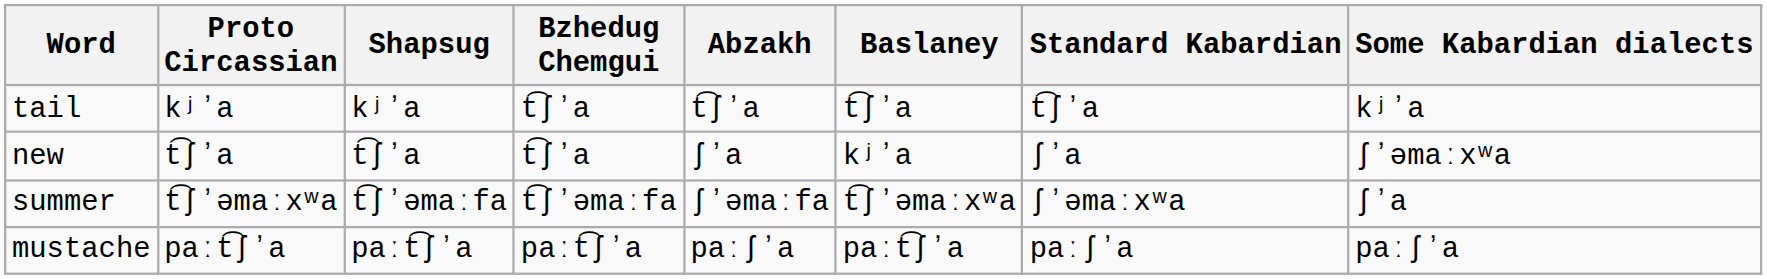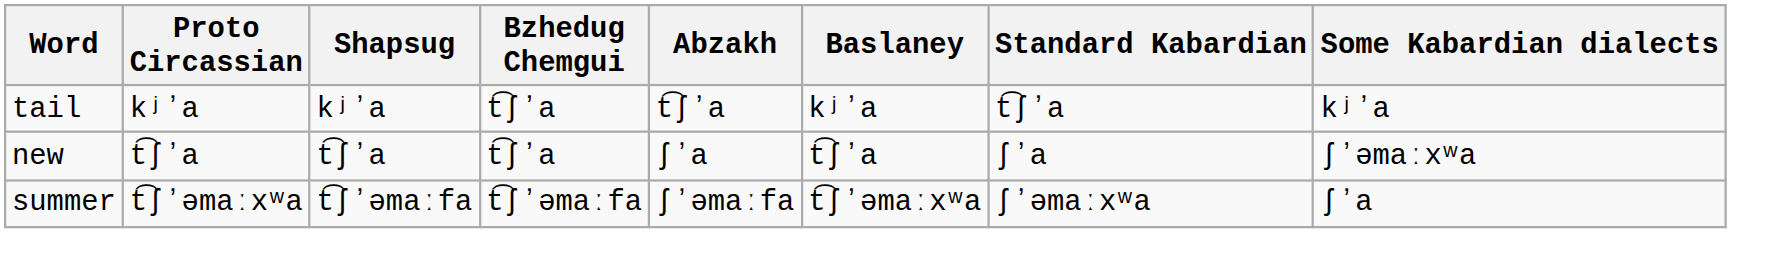(877, 109) t͡ʃʼa -> (843, 109) kʲʼa
(877, 156) kʲʼa -> (843, 156) t͡ʃʼa
- row: (81, 250)
